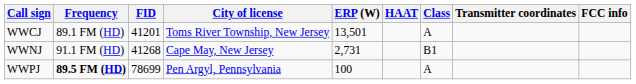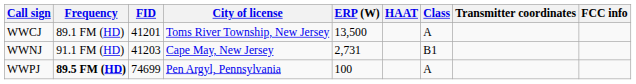(351, 32) 13,501 -> (351, 32) 13,500
(146, 50) 41268 -> (146, 50) 41203
(146, 69) 78699 -> (146, 69) 74699
